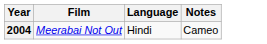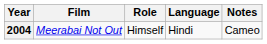+ column: (145, 13)
